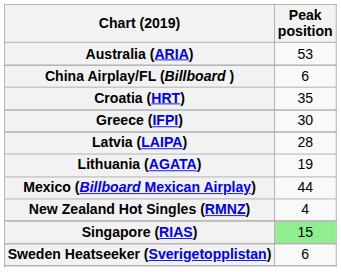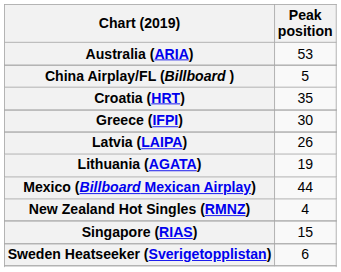(305, 76) 6 -> (305, 76) 5
(305, 143) 28 -> (305, 143) 26
(305, 232) lightgreen background -> (305, 232) no background
